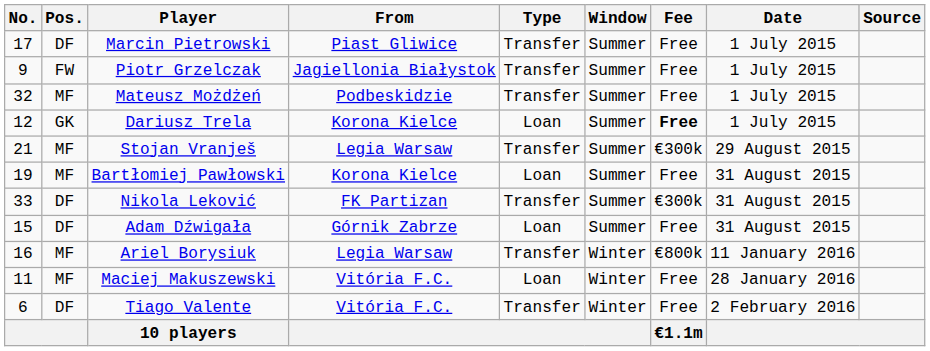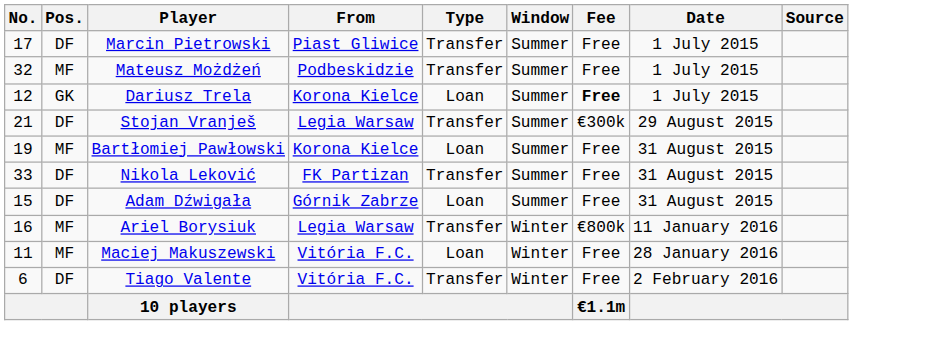- row: (188, 70)
(64, 149) MF -> (64, 123) DF
(678, 202) €300k -> (601, 175) Free
